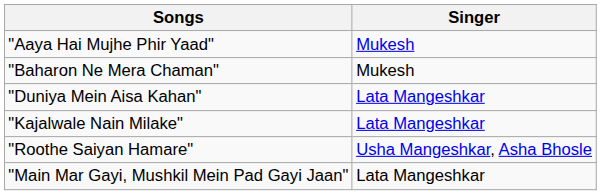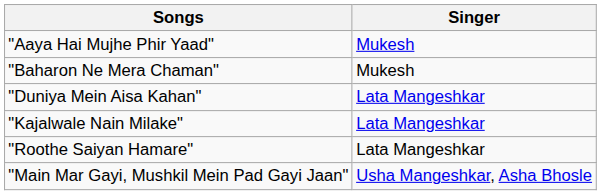(474, 149) Usha Mangeshkar, Asha Bhosle -> (420, 149) Lata Mangeshkar
(420, 176) Lata Mangeshkar -> (474, 176) Usha Mangeshkar, Asha Bhosle
